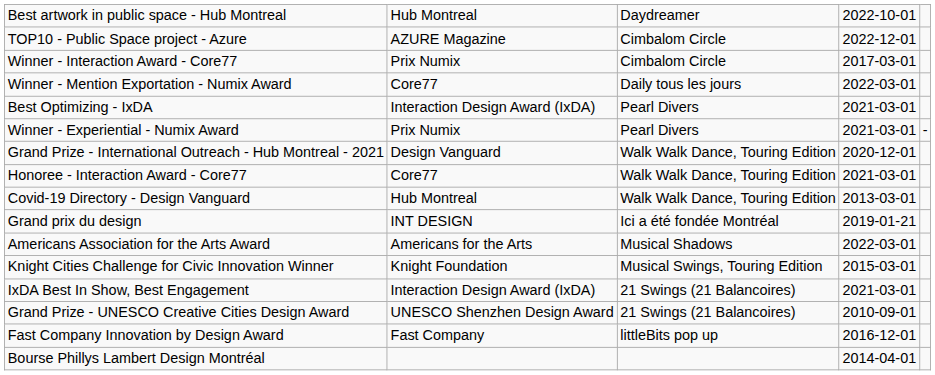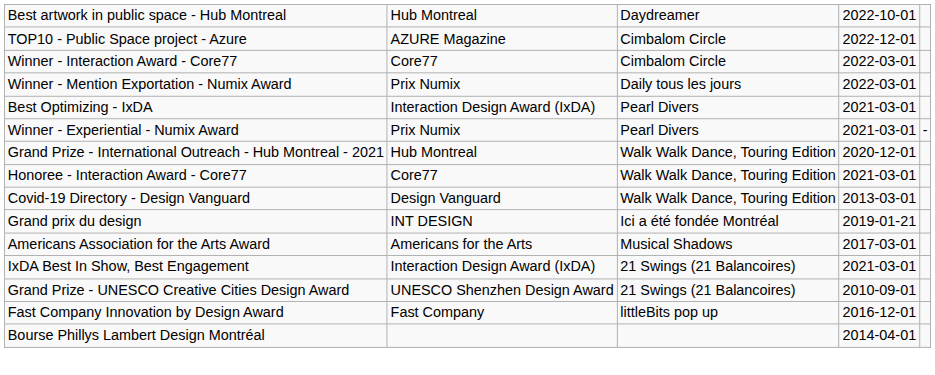(425, 61) Prix Numix -> (414, 61) Core77
(879, 61) 2017-03-01 -> (879, 61) 2022-03-01
(414, 84) Core77 -> (425, 84) Prix Numix
(446, 152) Design Vanguard -> (434, 152) Hub Montreal
(434, 198) Hub Montreal -> (446, 198) Design Vanguard
(879, 244) 2022-03-01 -> (879, 244) 2017-03-01
- row: (171, 267)
